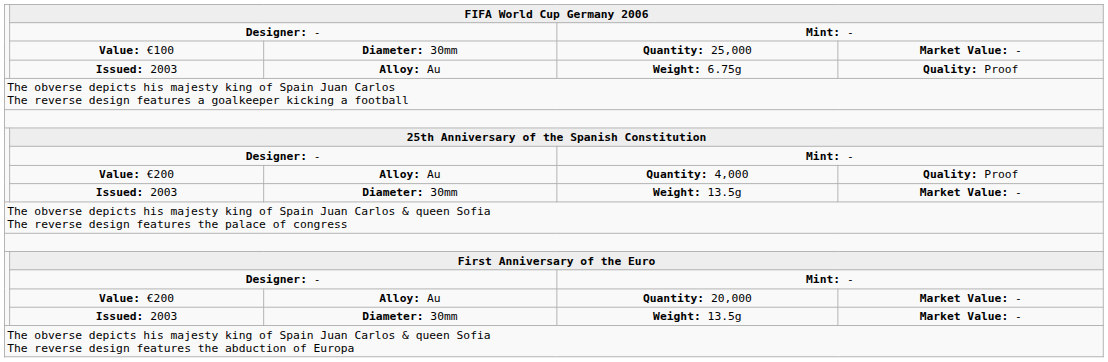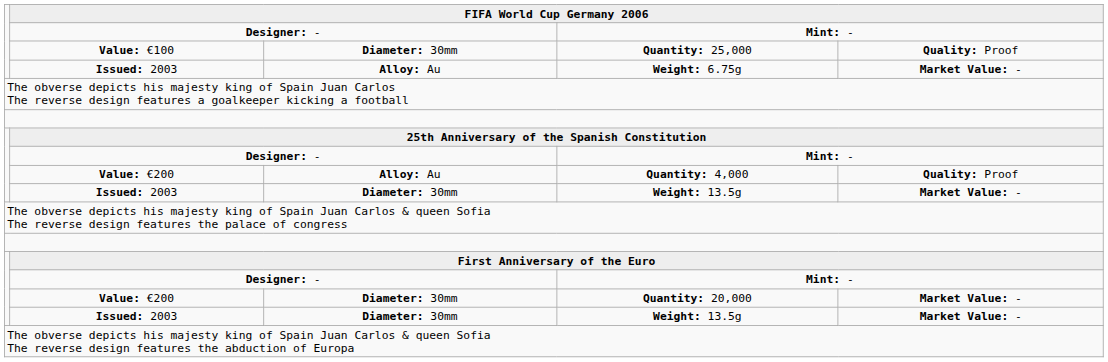(971, 51) Market Value: - -> (971, 51) Quality: Proof
(971, 69) Quality: Proof -> (971, 69) Market Value: -
(410, 298) Alloy: Au -> (410, 298) Diameter: 30mm
